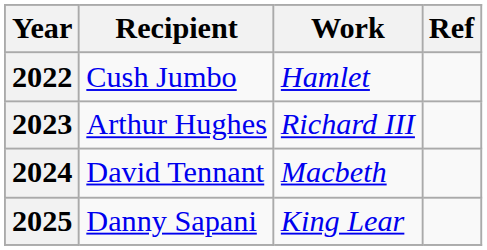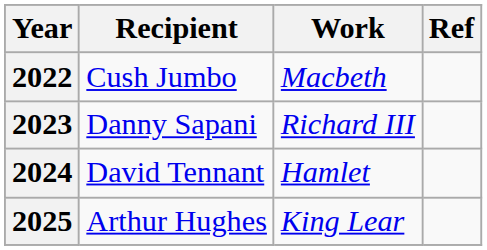(325, 76) Hamlet -> (334, 76) Macbeth
(177, 124) Arthur Hughes -> (172, 124) Danny Sapani
(334, 172) Macbeth -> (325, 172) Hamlet
(172, 220) Danny Sapani -> (177, 220) Arthur Hughes
